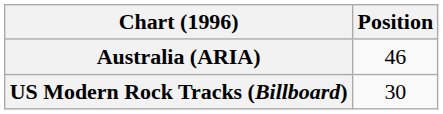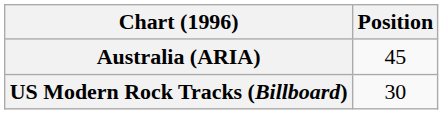(395, 56) 46 -> (395, 56) 45
